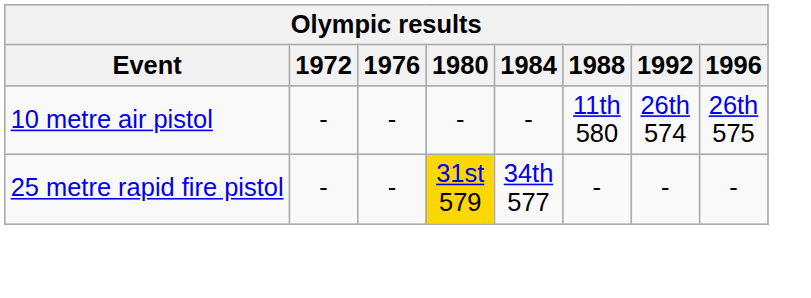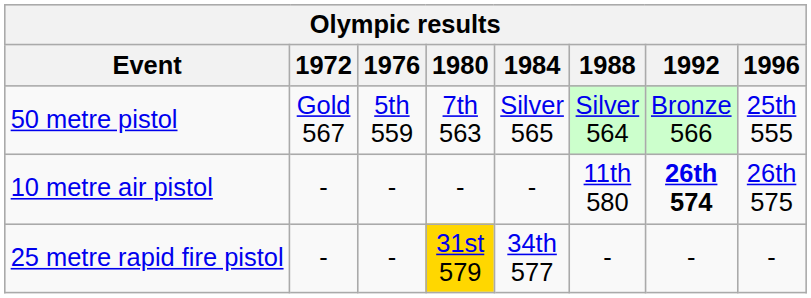+ row: (94, 119)
(665, 119) normal -> (691, 188) bold
